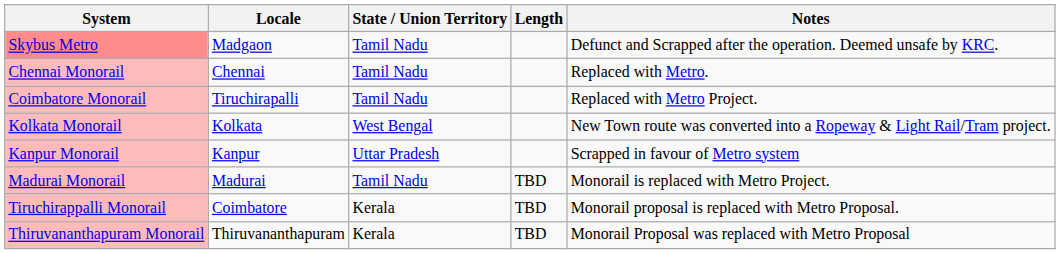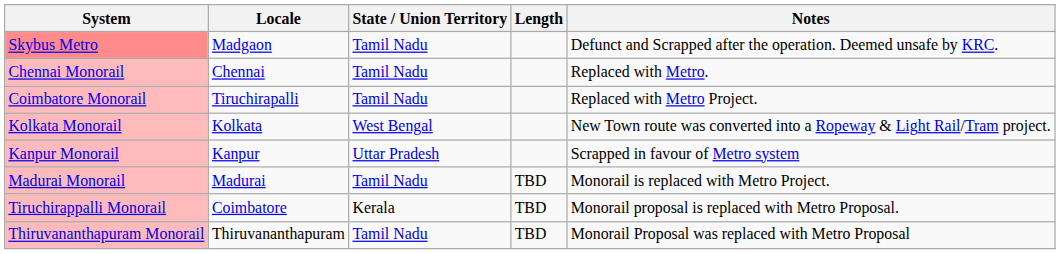(374, 234) Kerala -> (390, 234) Tamil Nadu
